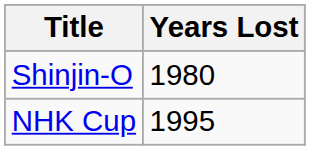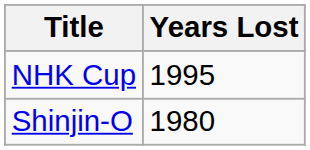rows swapped: (74, 121) <-> (72, 74)
